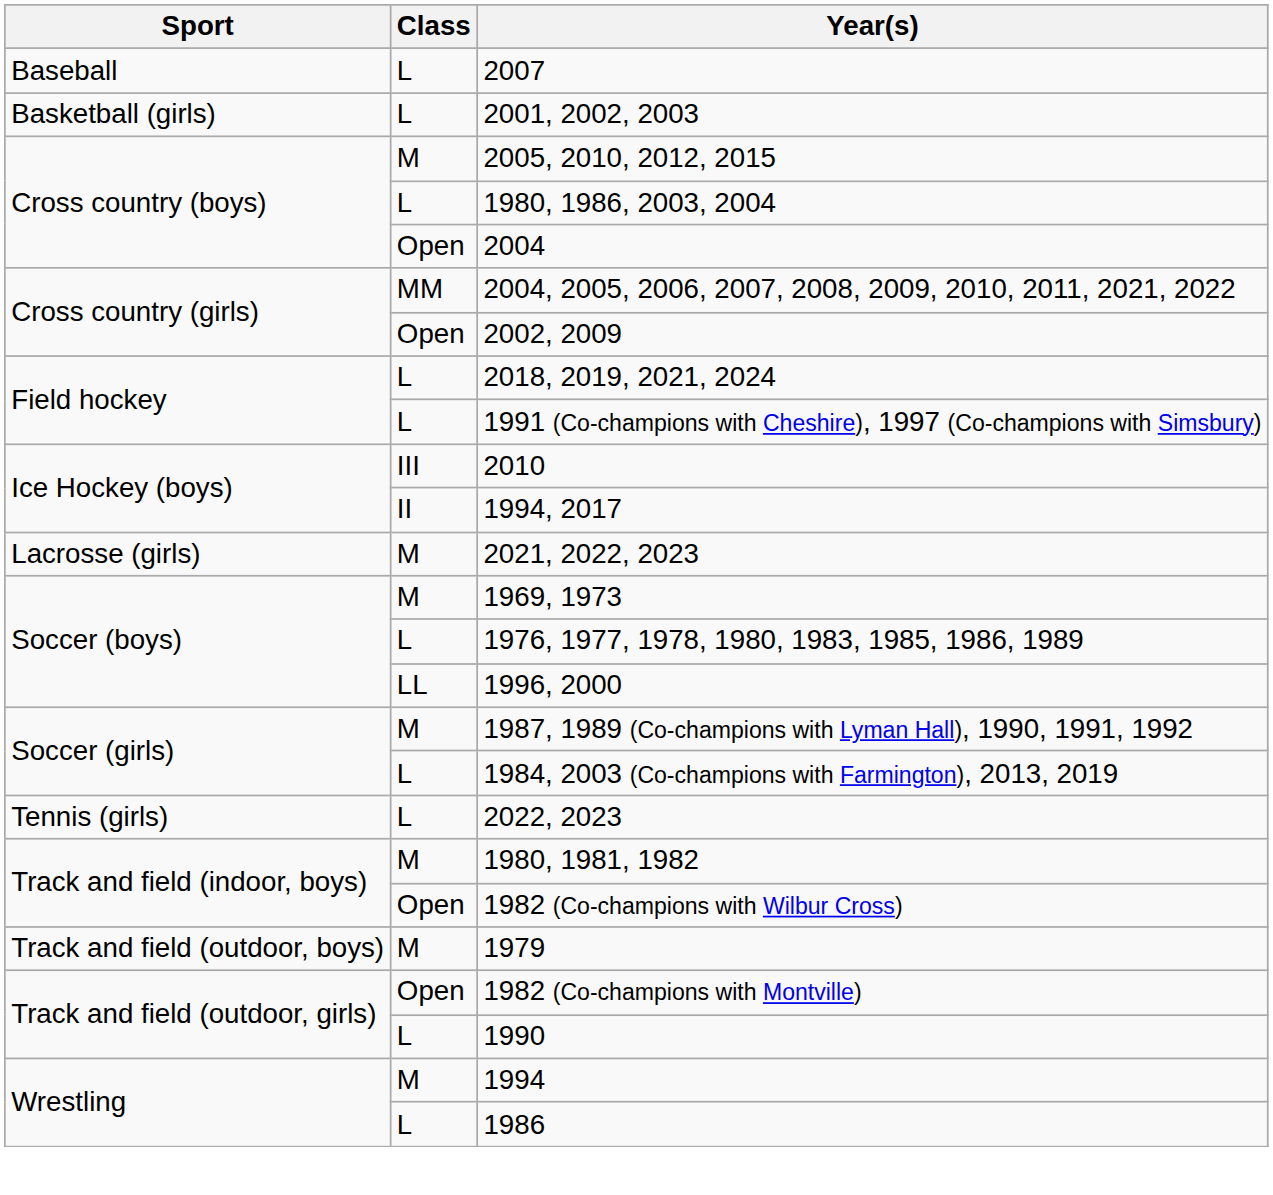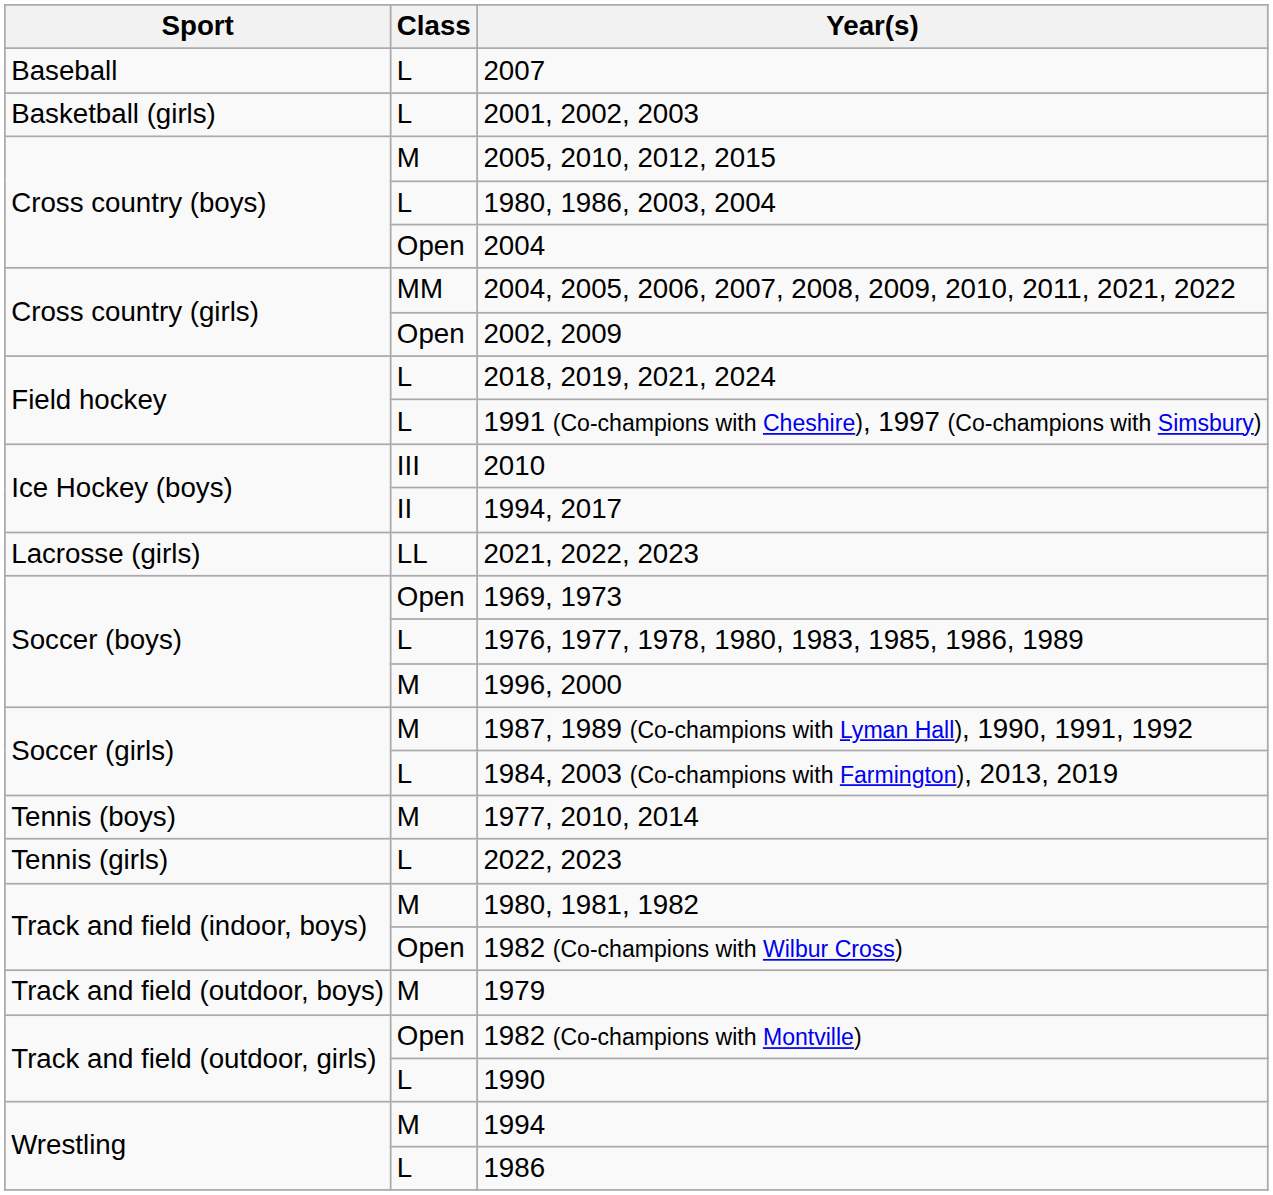(408, 553) M -> (412, 553) LL
(408, 597) M -> (431, 597) Open
(412, 684) LL -> (408, 684) M
+ row: (591, 816)
